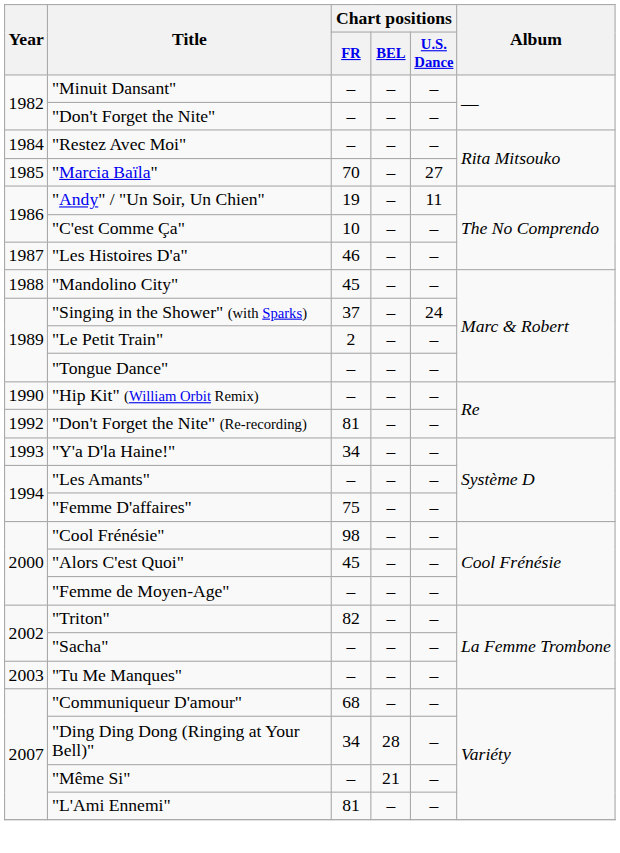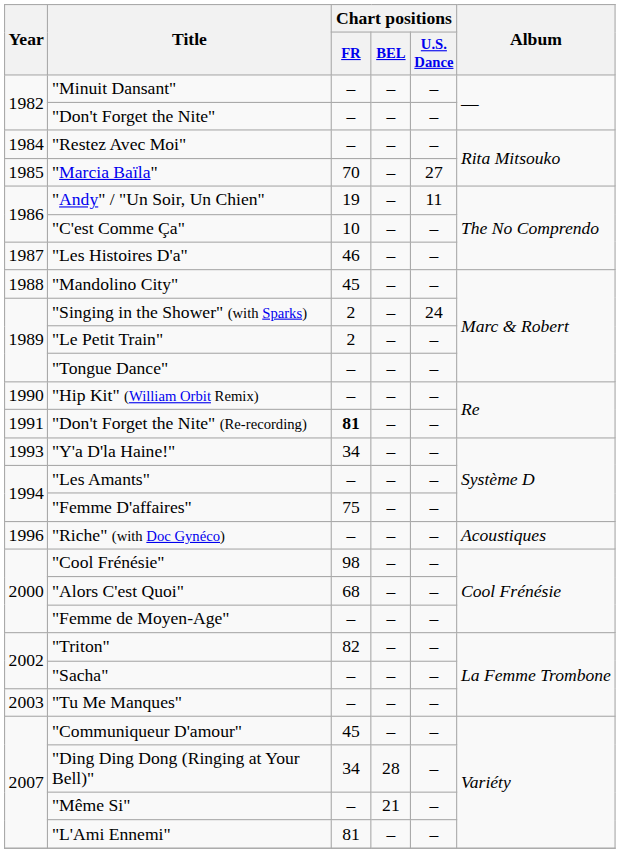(351, 311) 37 -> (351, 311) 2
(26, 423) 1992 -> (26, 423) 1991
(351, 423) normal -> (351, 423) bold
+ row: (138, 535)
(351, 563) 45 -> (351, 590) 68
(351, 702) 68 -> (351, 730) 45
